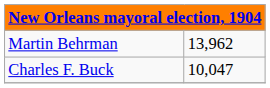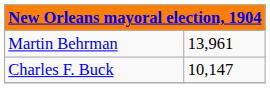(210, 43) 13,962 -> (210, 43) 13,961
(210, 69) 10,047 -> (210, 69) 10,147
